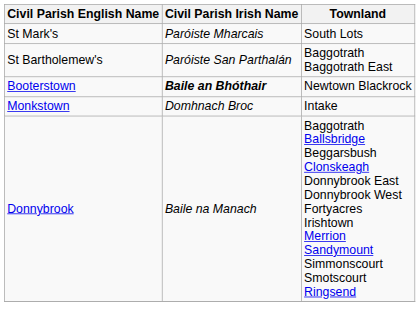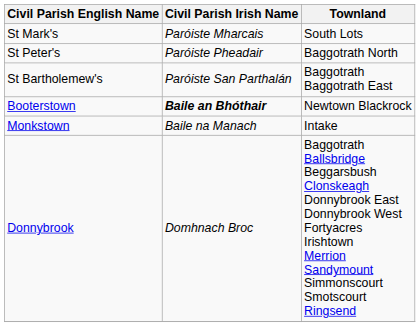+ row: (34, 53)
(209, 106) Domhnach Broc -> (211, 125) Baile na Manach
(211, 208) Baile na Manach -> (209, 228) Domhnach Broc
